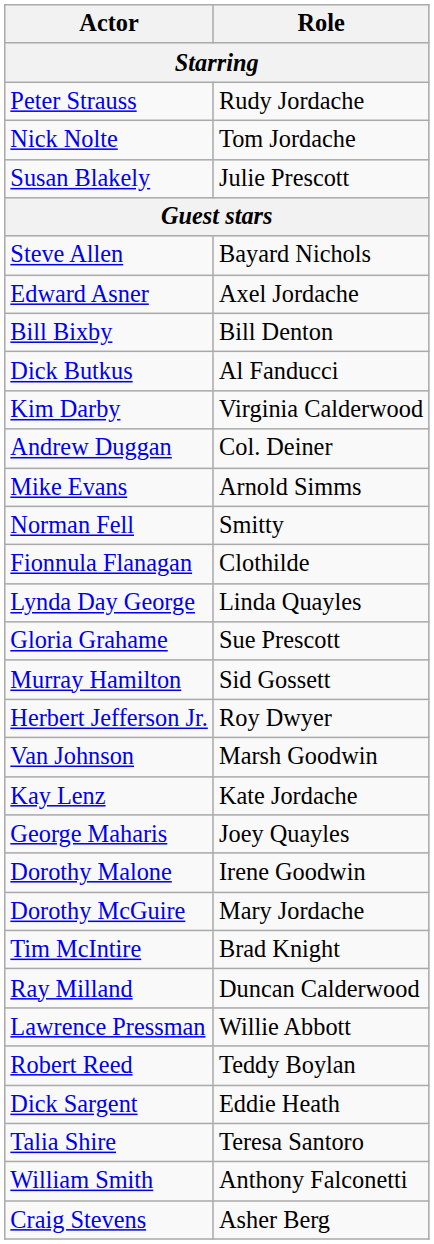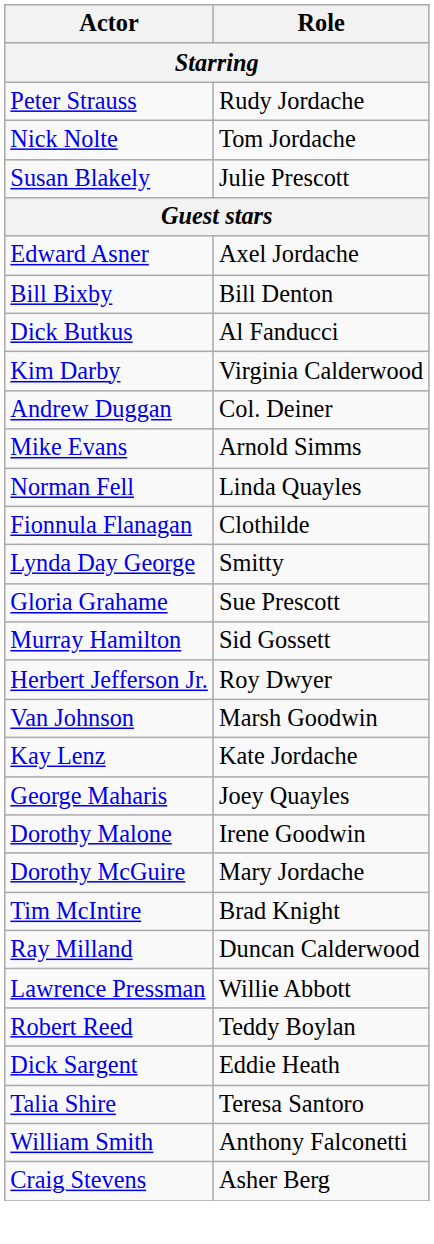- row: (67, 255)
(251, 525) Smitty -> (290, 486) Linda Quayles
(290, 602) Linda Quayles -> (251, 563) Smitty
